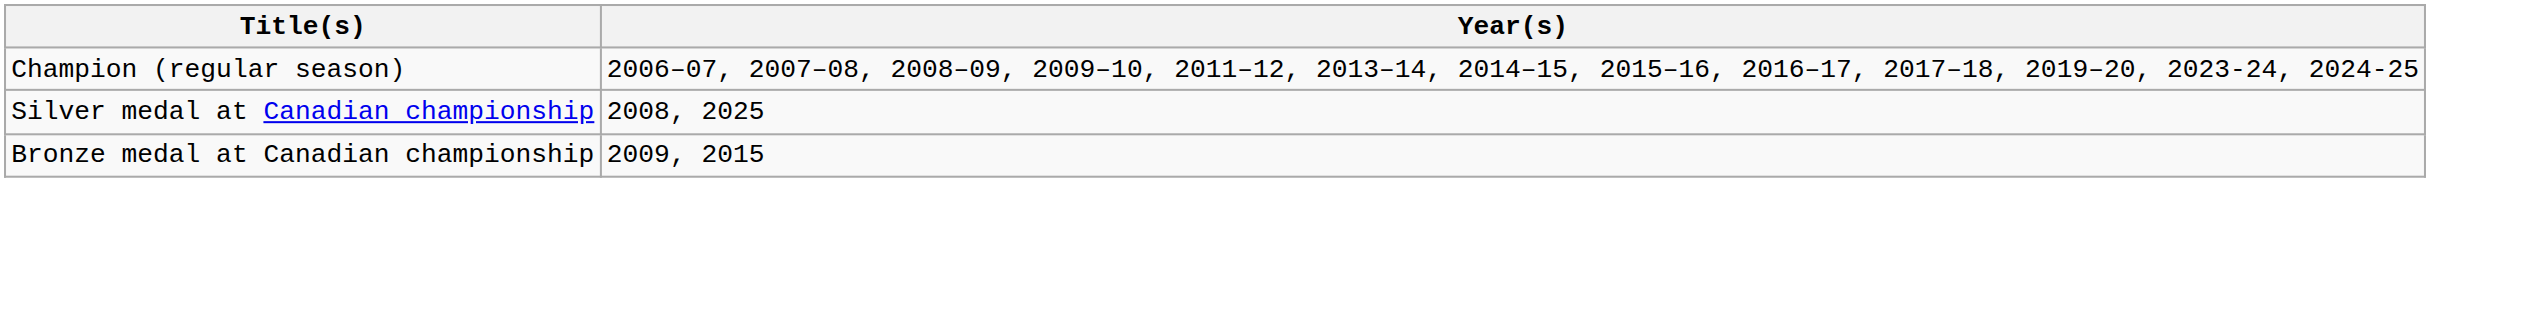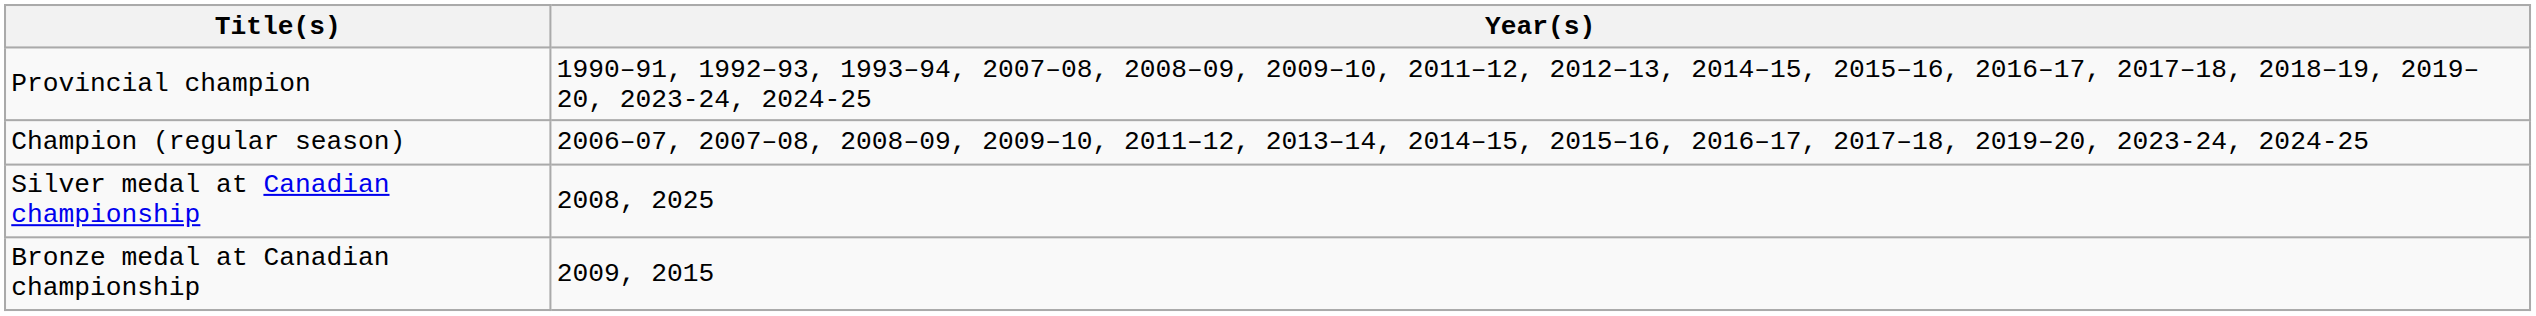+ row: (161, 84)
